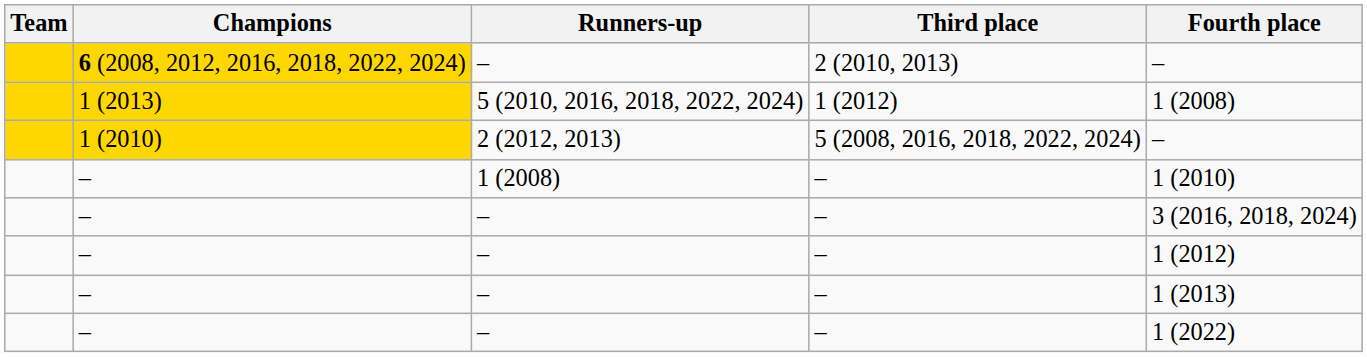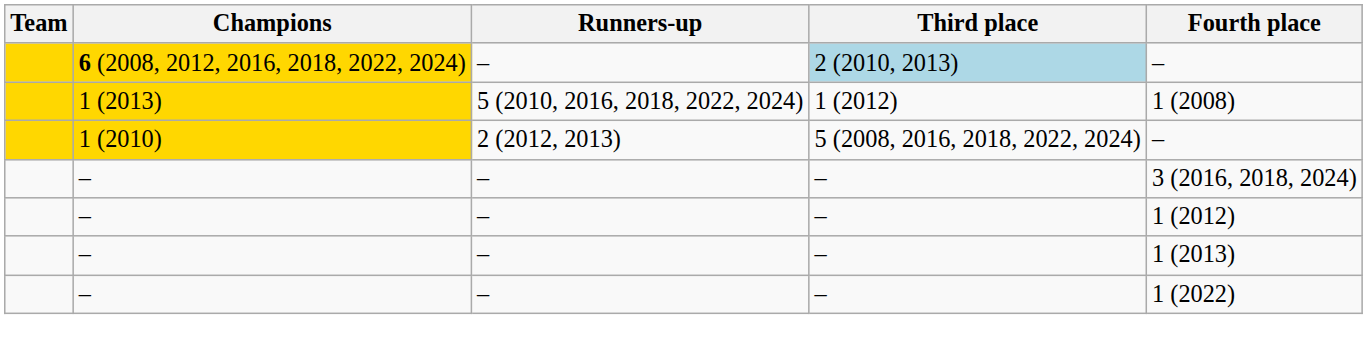(887, 62) no background -> (887, 62) lightblue background
- row: (85, 178)
